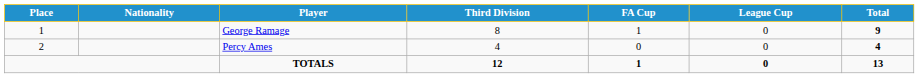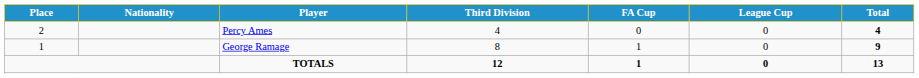rows swapped: (256, 30) <-> (247, 47)
